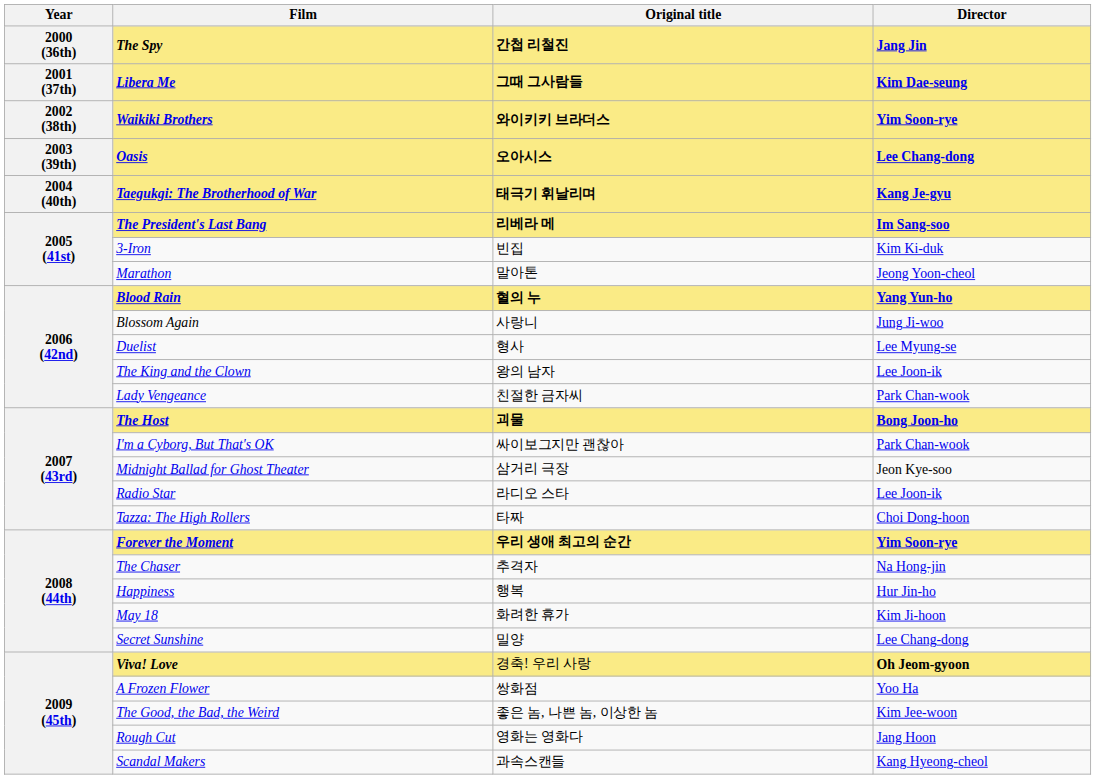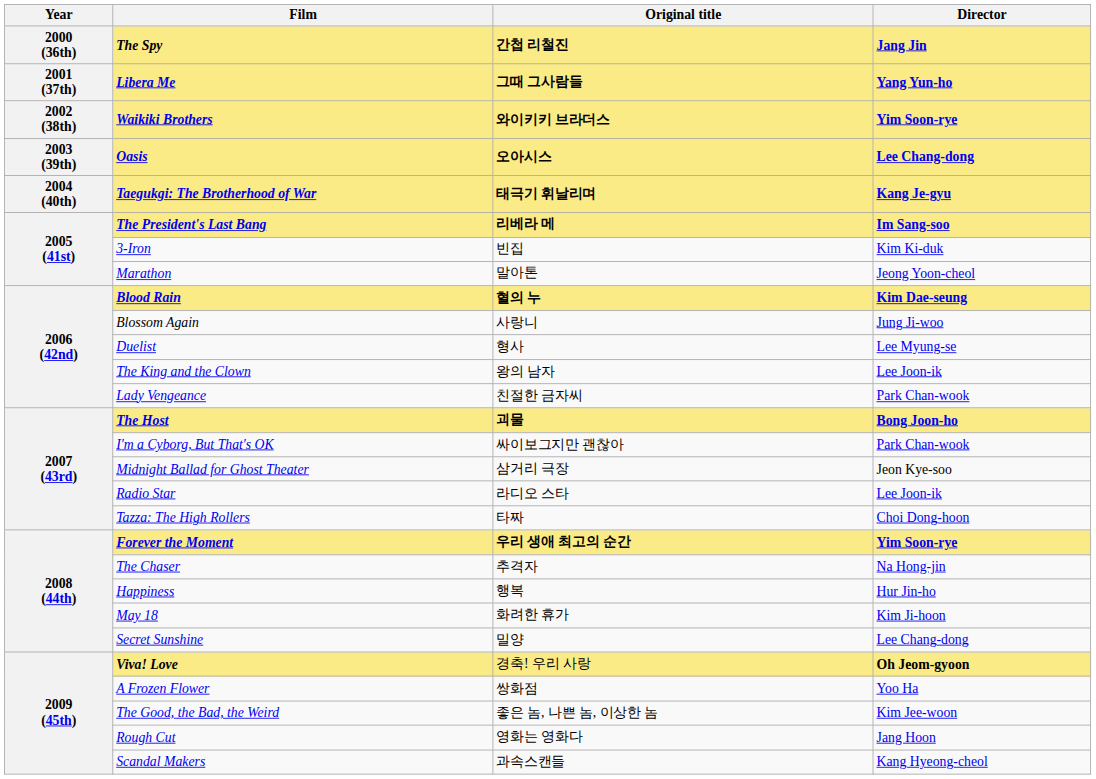(922, 82) Kim Dae-seung -> (914, 82) Yang Yun-ho
(914, 298) Yang Yun-ho -> (922, 298) Kim Dae-seung
